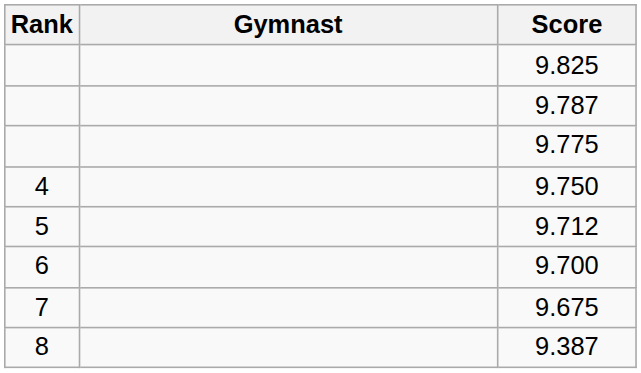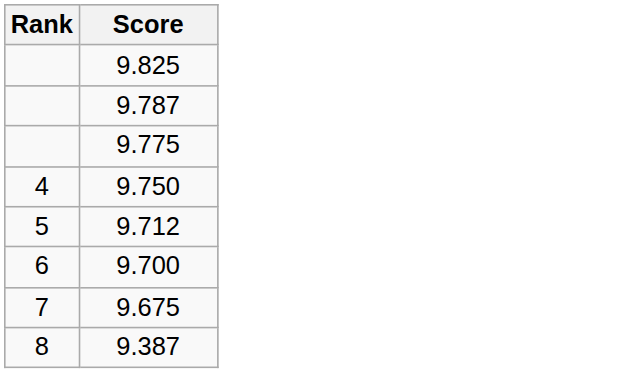- column: (288, 24)
